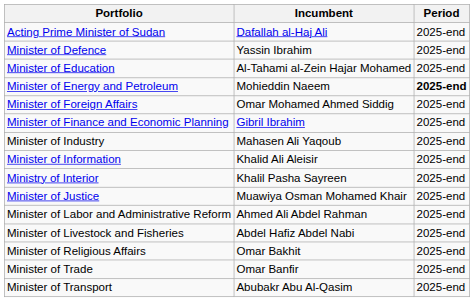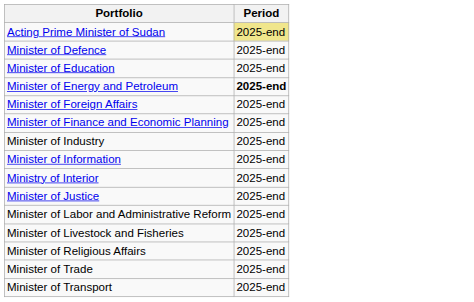- column: (324, 13)
(441, 31) no background -> (261, 31) khaki background
